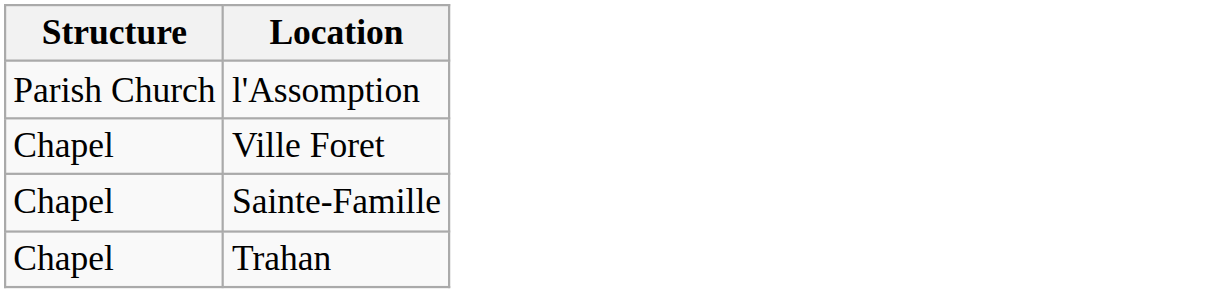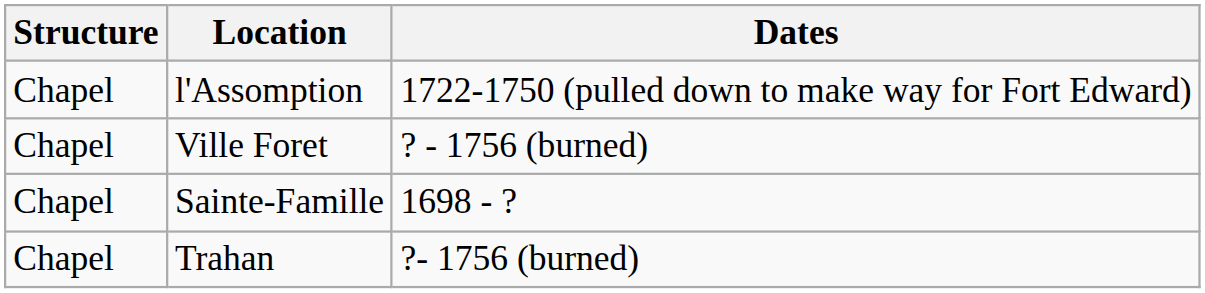+ column: (796, 32)
(114, 88) Parish Church -> (64, 88) Chapel
